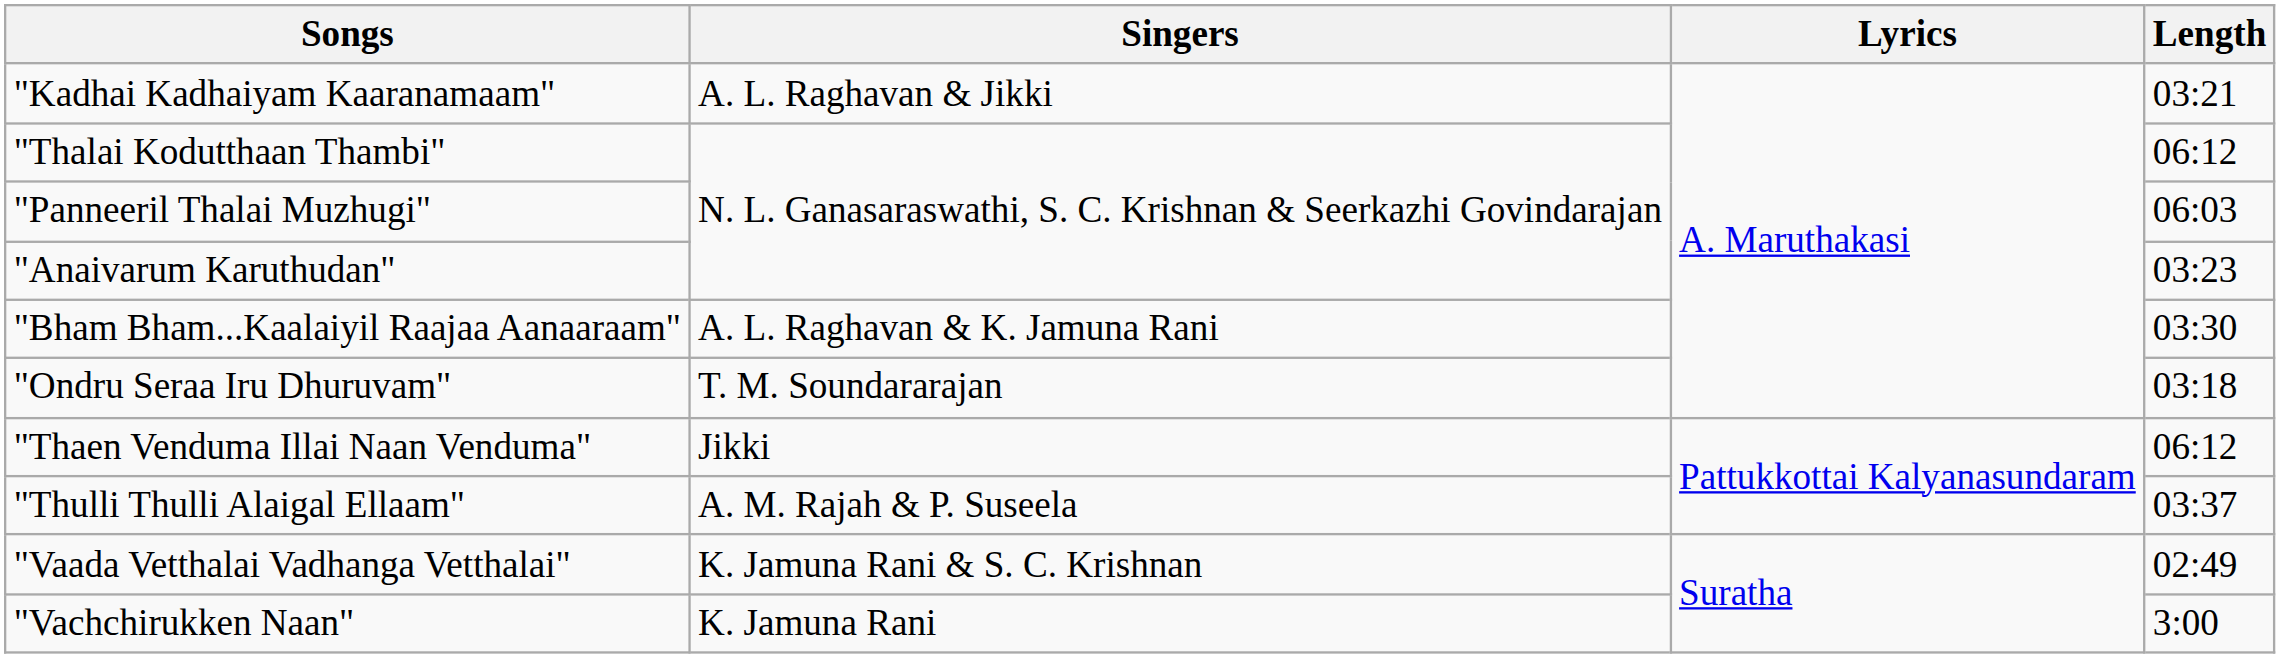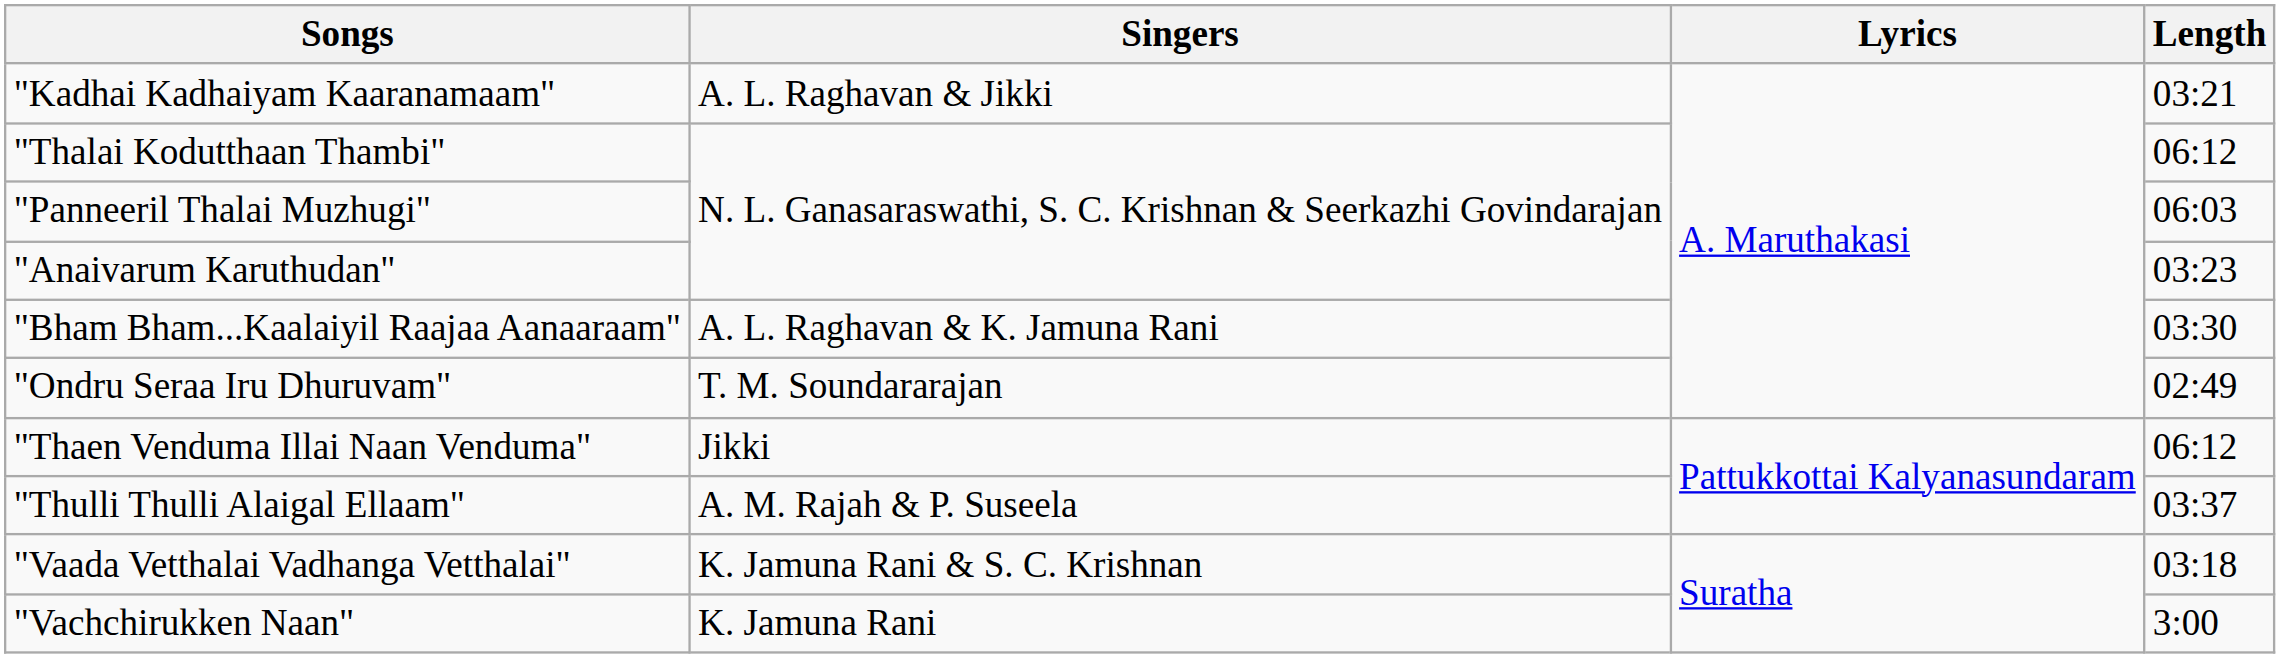(2195, 387) 03:18 -> (2195, 387) 02:49
(2195, 563) 02:49 -> (2195, 563) 03:18
